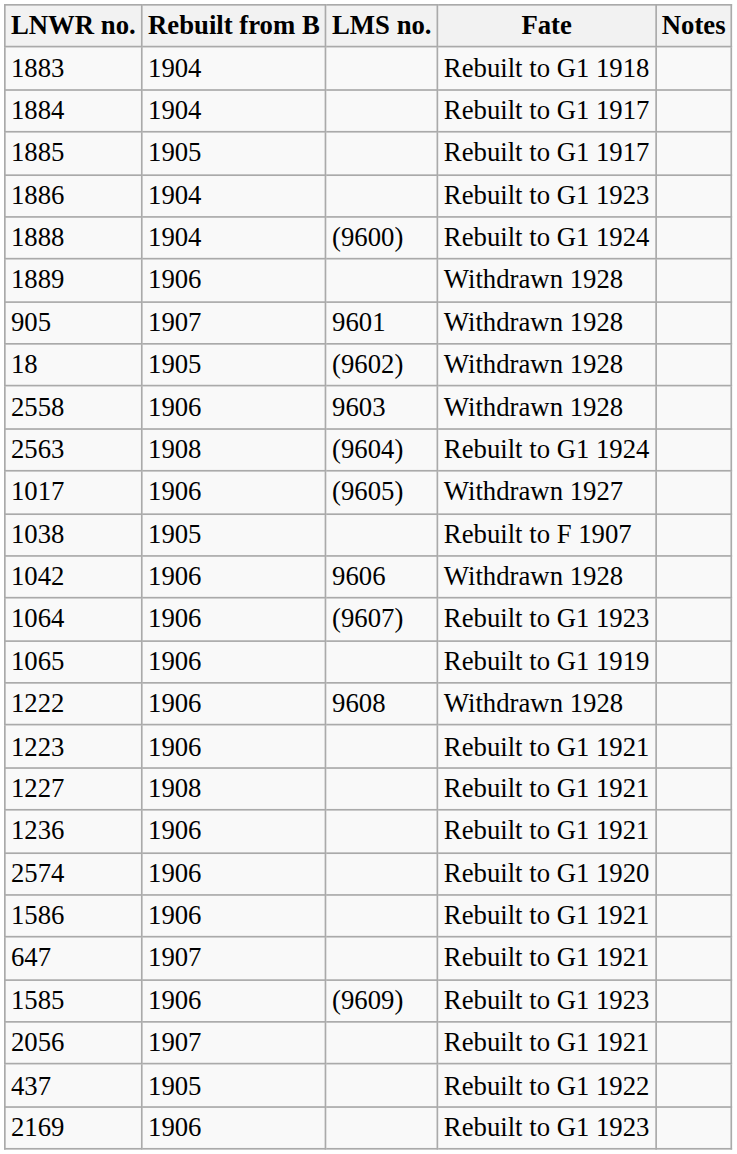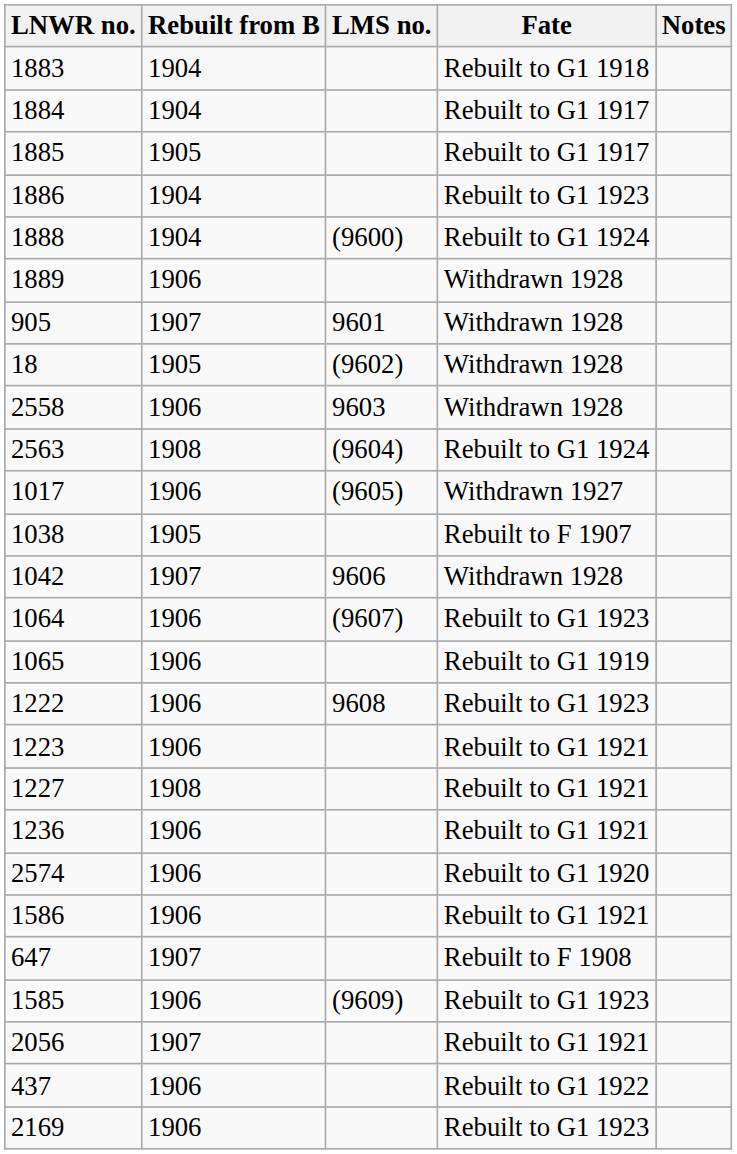(175, 576) 1906 -> (175, 576) 1907
(533, 703) Withdrawn 1928 -> (547, 703) Rebuilt to G1 1923
(547, 957) Rebuilt to G1 1921 -> (538, 957) Rebuilt to F 1908
(175, 1085) 1905 -> (175, 1085) 1906
